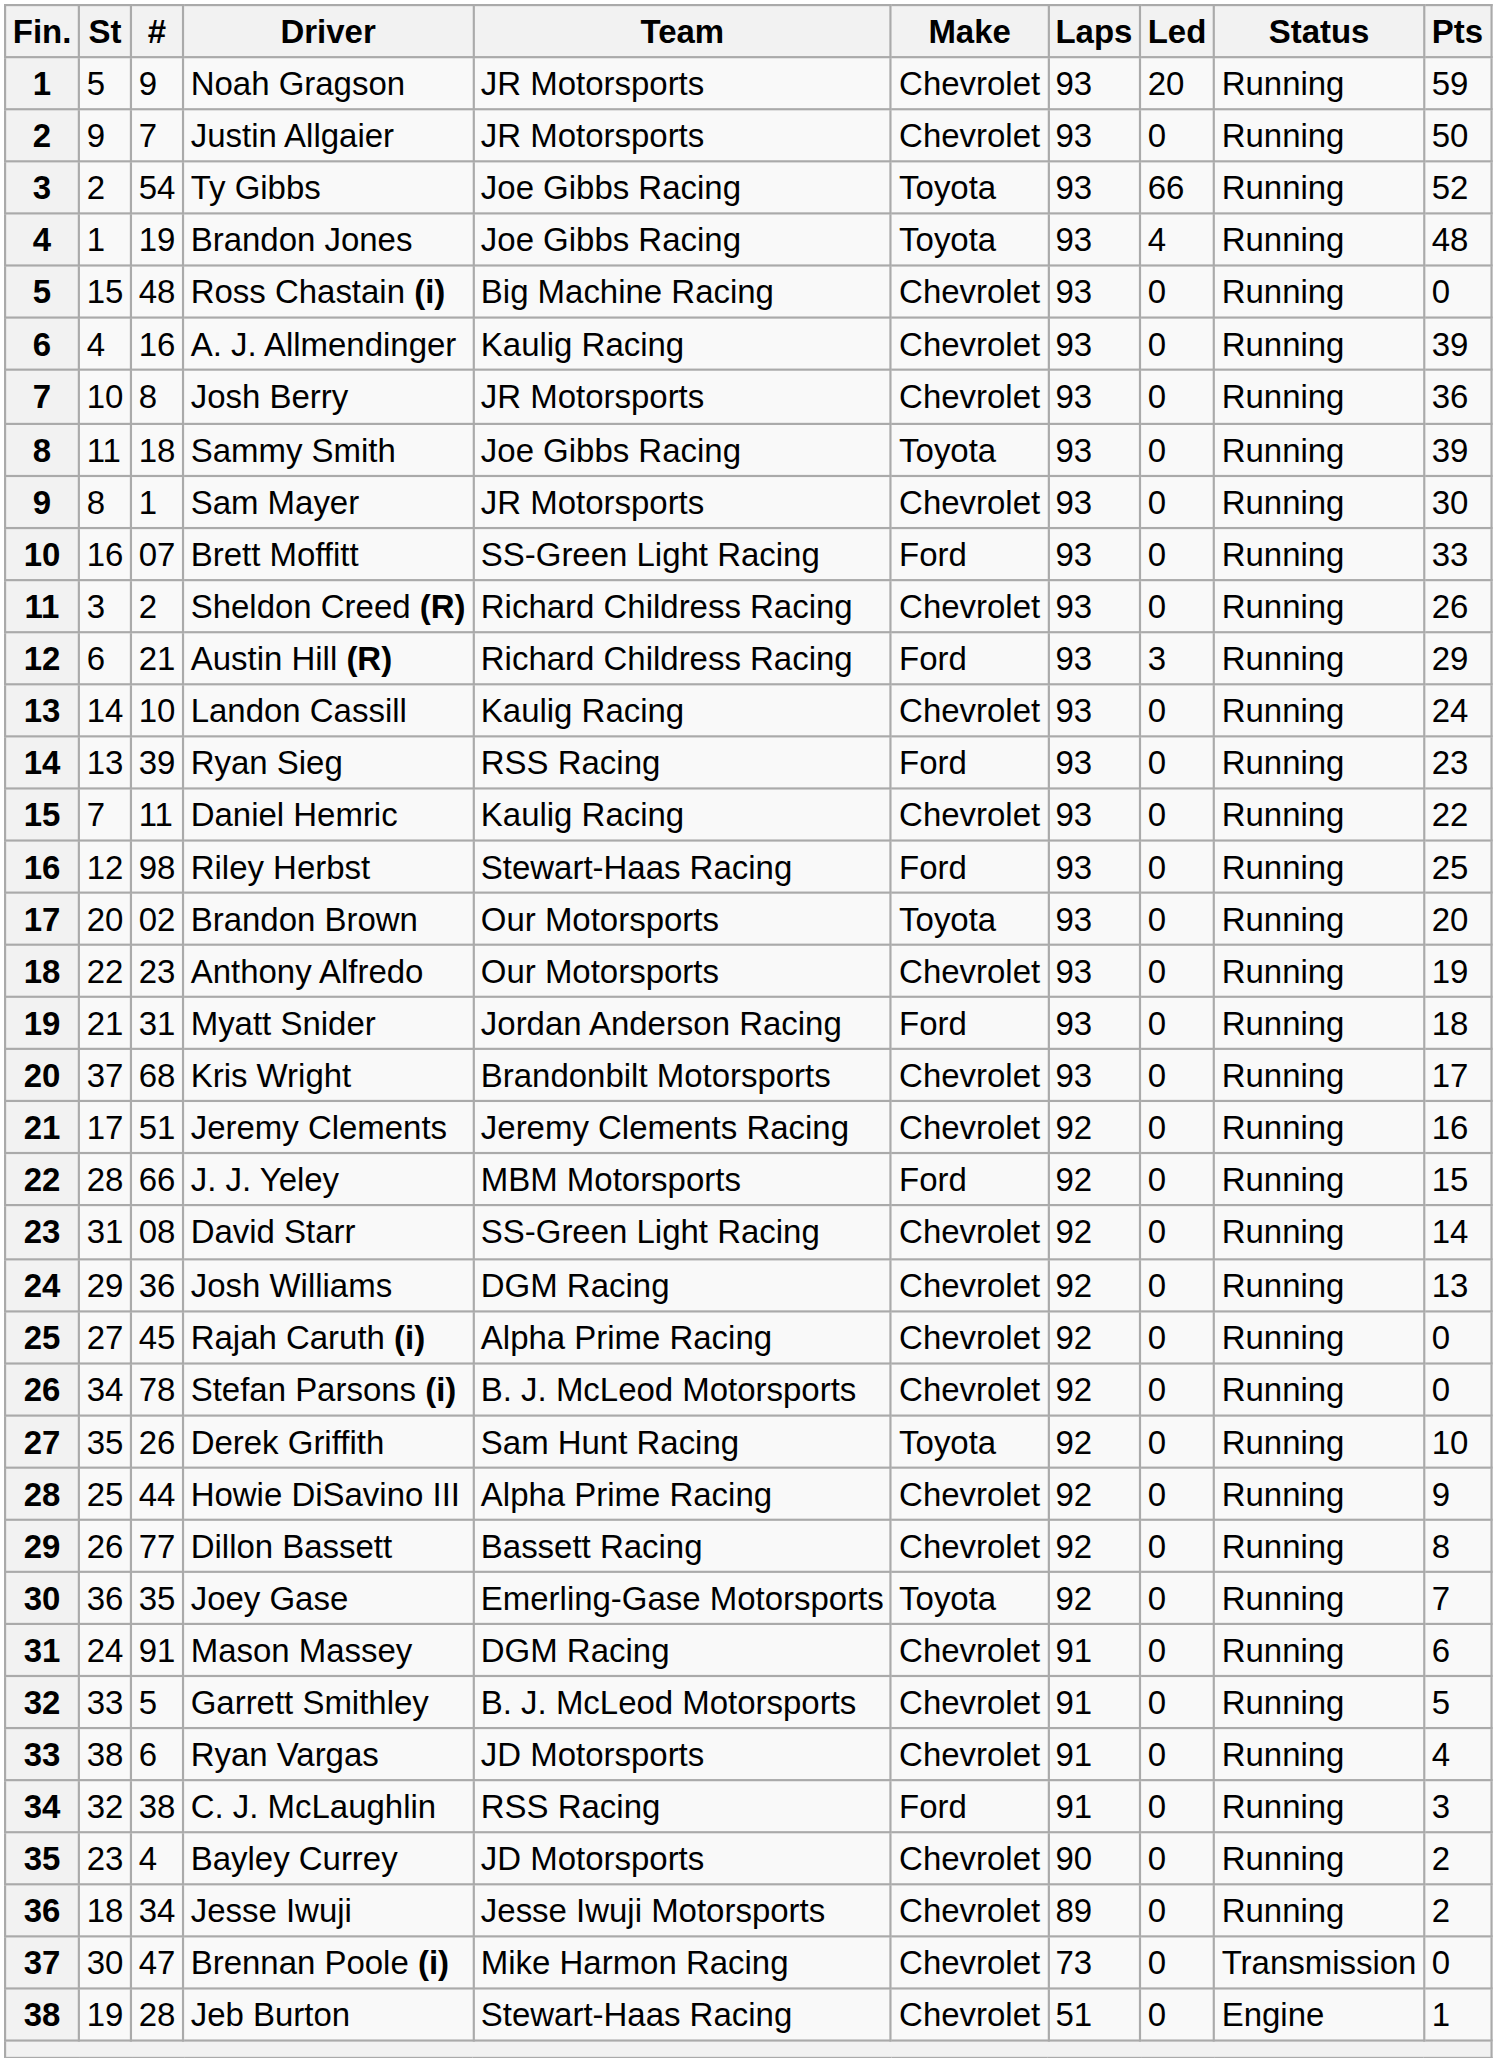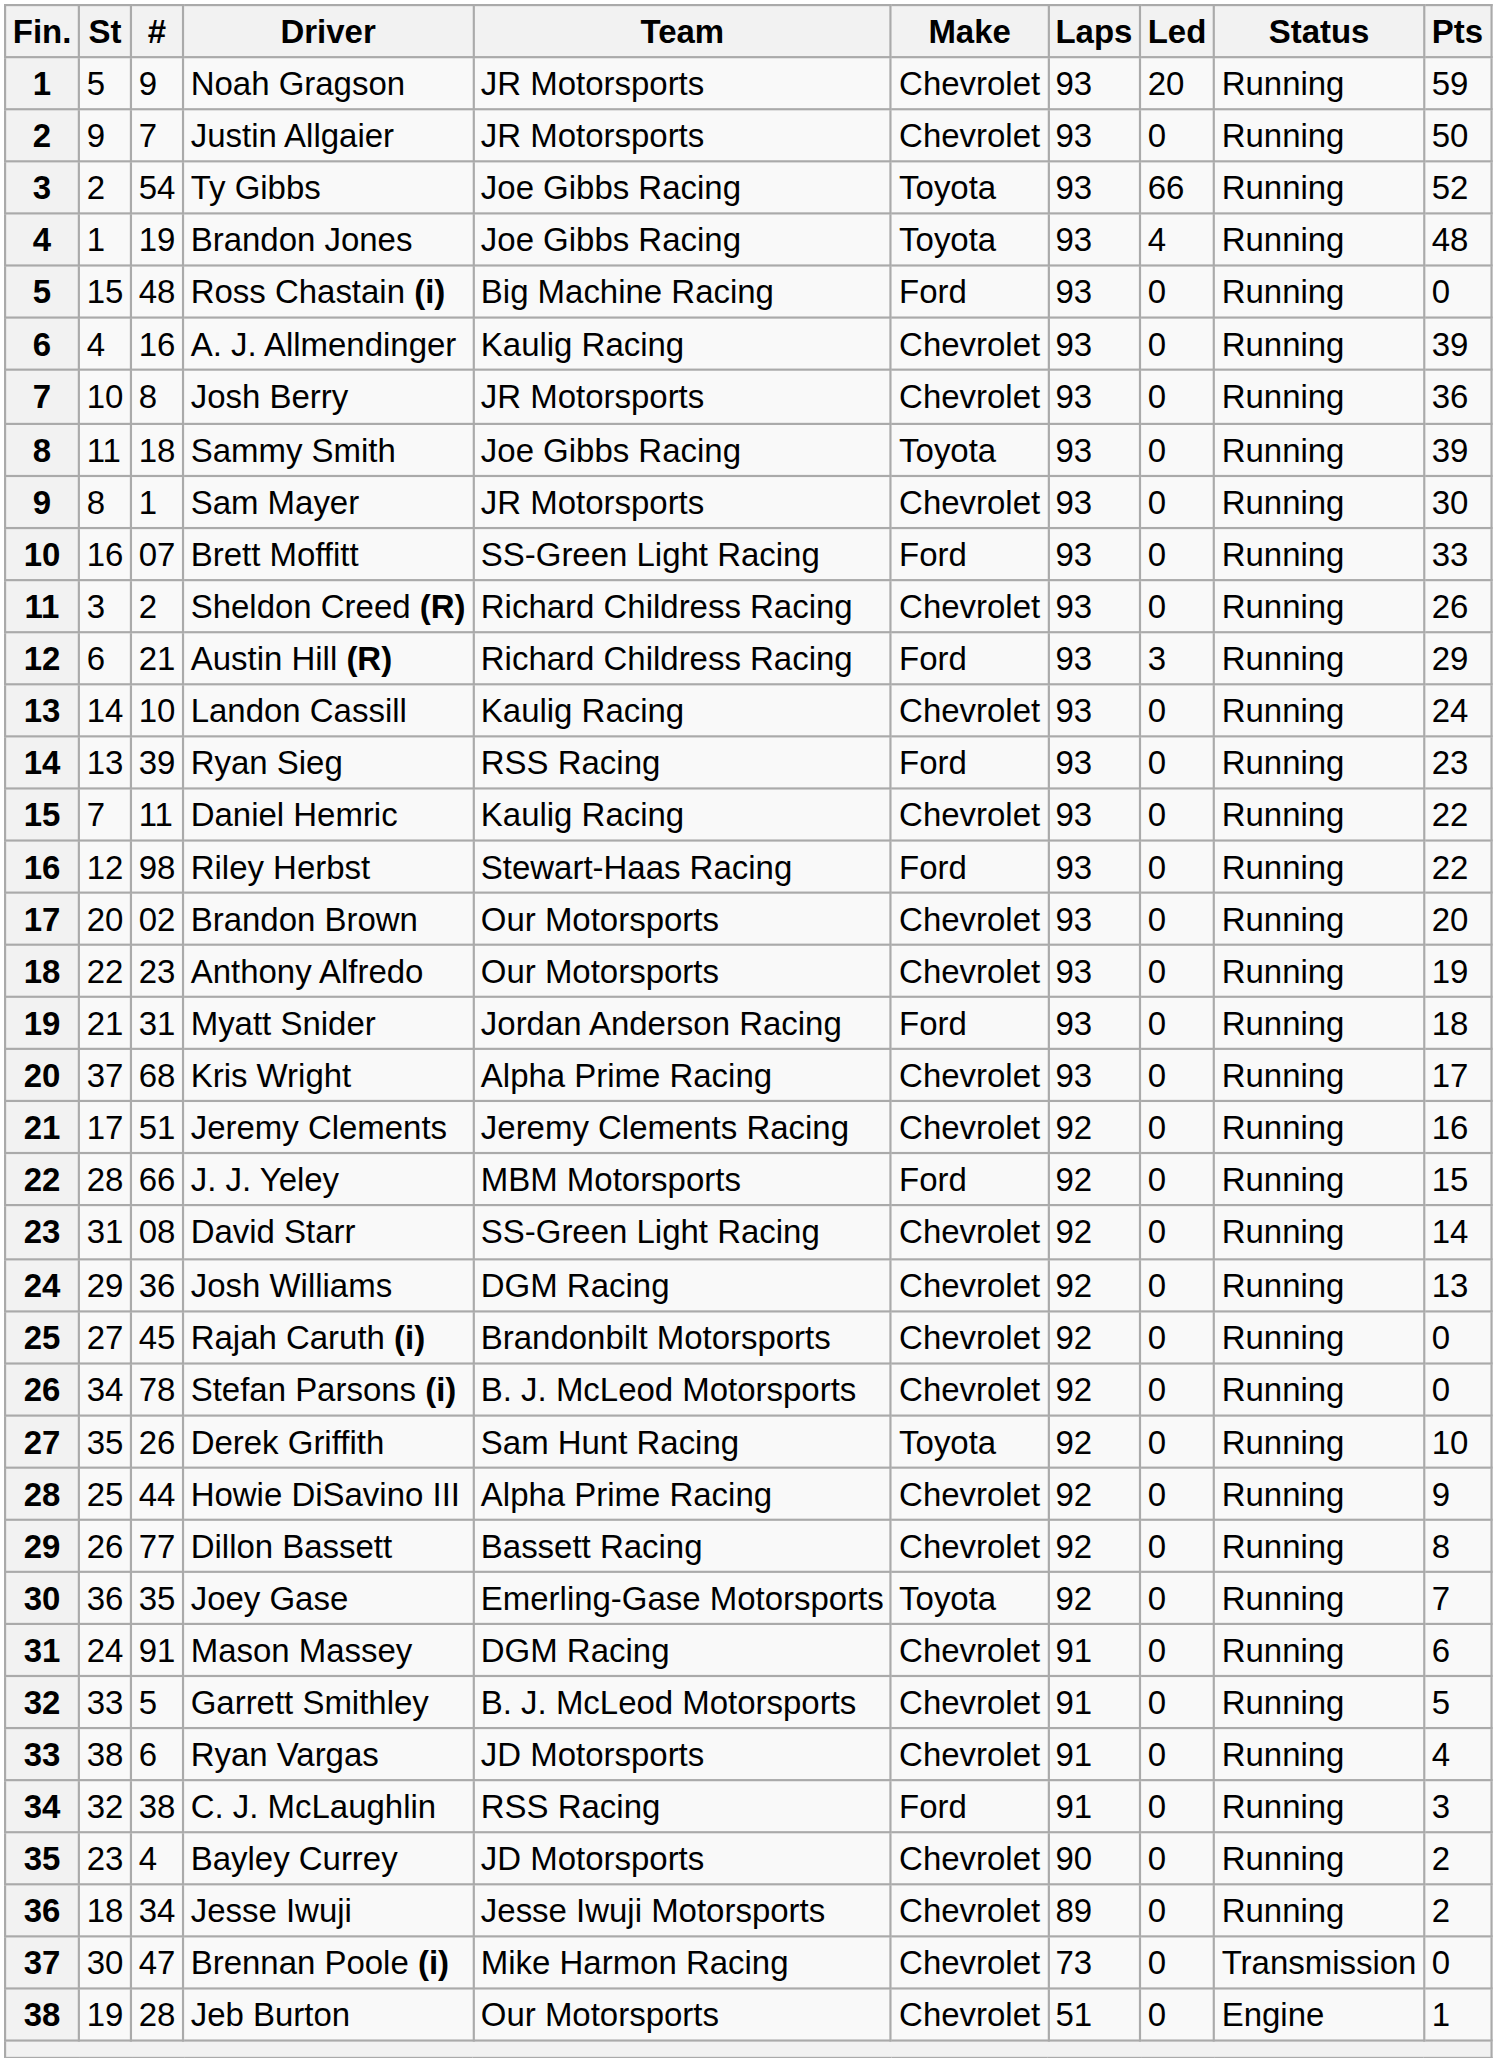(970, 292) Chevrolet -> (933, 292) Ford
(1450, 867) 25 -> (1450, 867) 22
(948, 919) Toyota -> (970, 919) Chevrolet
(656, 1076) Brandonbilt Motorsports -> (626, 1076) Alpha Prime Racing
(626, 1337) Alpha Prime Racing -> (656, 1337) Brandonbilt Motorsports
(637, 2016) Stewart-Haas Racing -> (600, 2016) Our Motorsports
